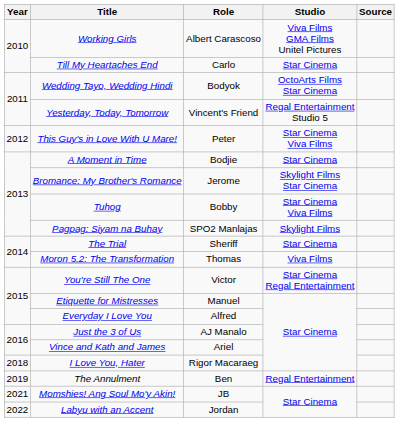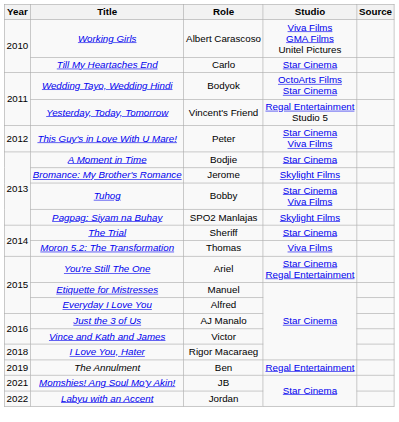(310, 180) Skylight Films Star Cinema -> (310, 175) Skylight Films
(224, 280) Victor -> (224, 269) Ariel
(224, 347) Ariel -> (224, 336) Victor
